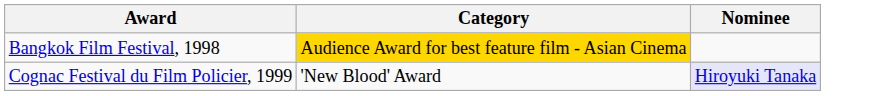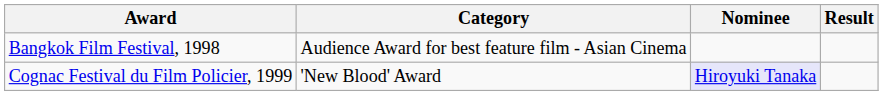+ column: (849, 18)
(494, 47) gold background -> (494, 47) no background
